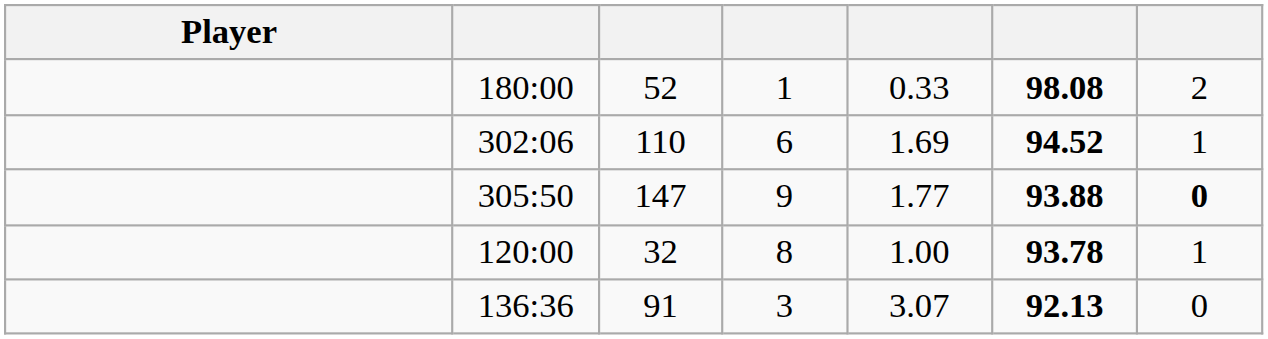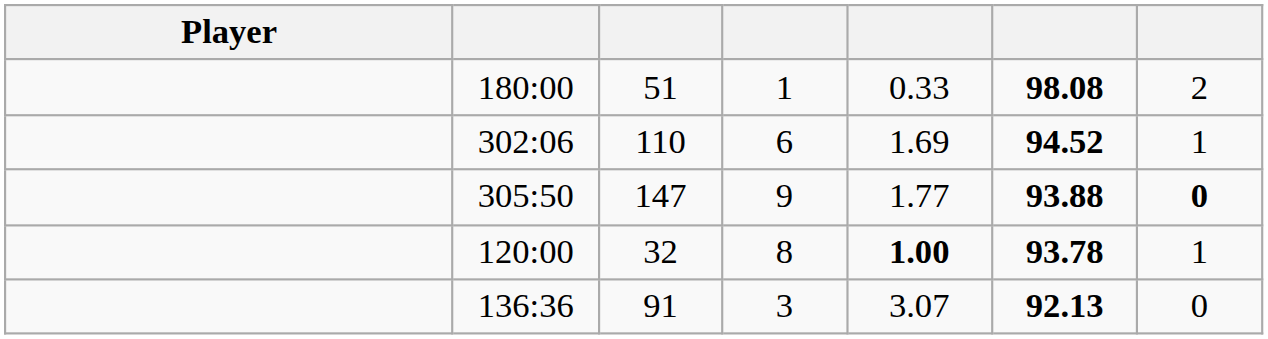(661, 86) 52 -> (661, 86) 51
(919, 251) normal -> (919, 251) bold
